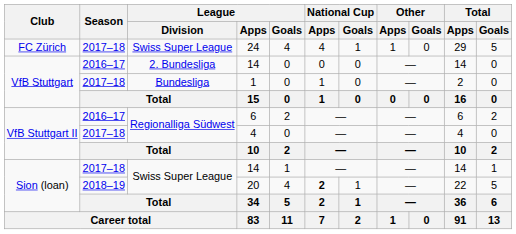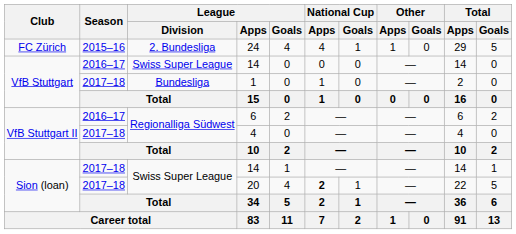(104, 47) 2017–18 -> (104, 47) 2015–16
(182, 47) Swiss Super League -> (182, 47) 2. Bundesliga
(182, 64) 2. Bundesliga -> (182, 64) Swiss Super League
(104, 185) 2018–19 -> (104, 185) 2017–18
